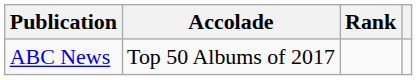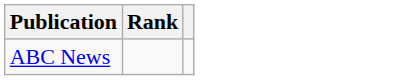- column: (231, 21)
